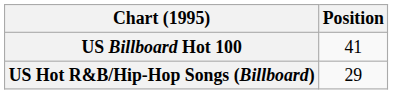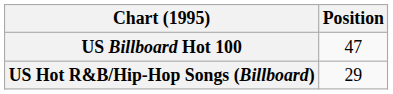(353, 46) 41 -> (353, 46) 47
